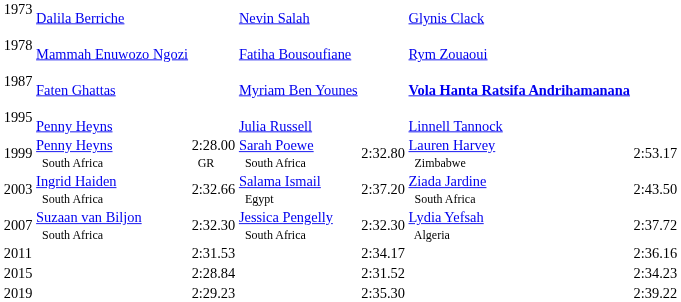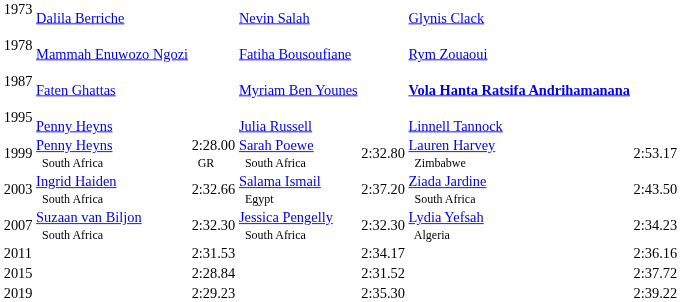(655, 225) 2:37.72 -> (655, 225) 2:34.23
(655, 273) 2:34.23 -> (655, 273) 2:37.72
